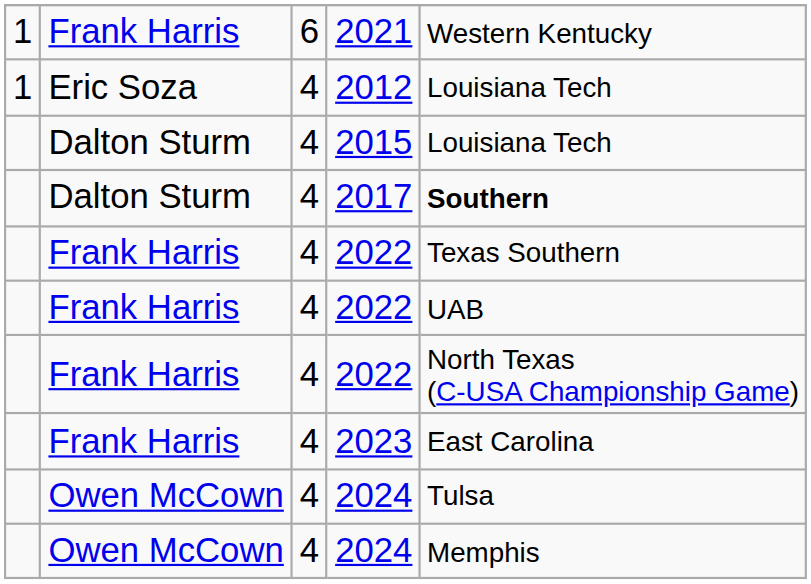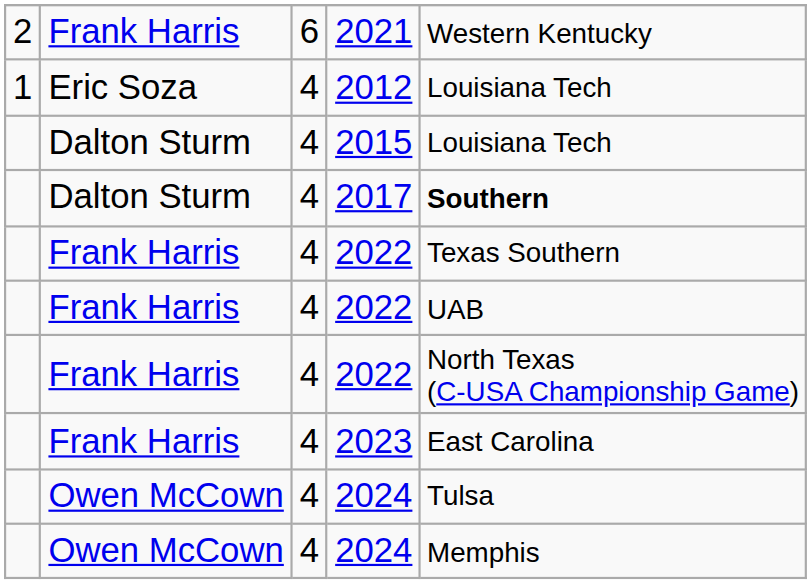(23, 32) 1 -> (23, 32) 2
